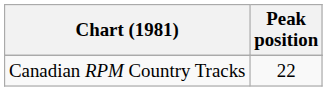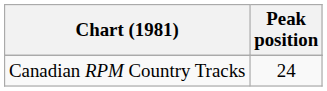(286, 70) 22 -> (286, 70) 24
